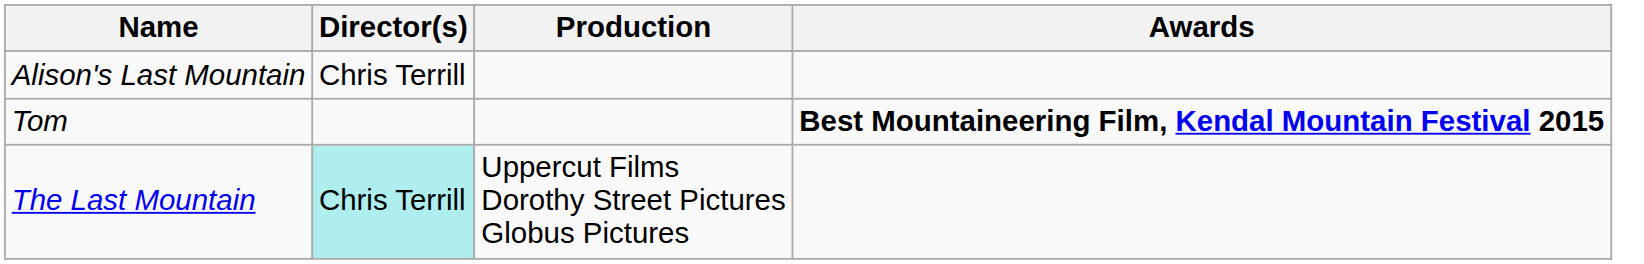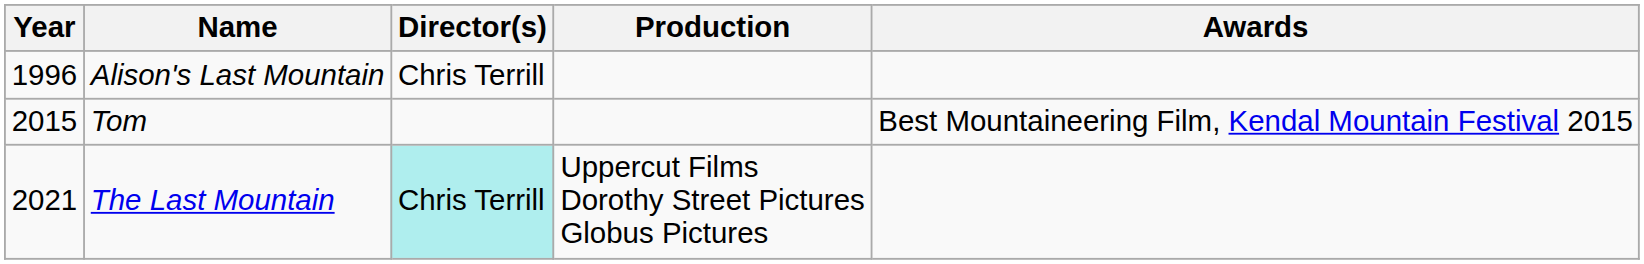+ column: (44, 27)
(1202, 121) bold -> (1256, 121) normal
